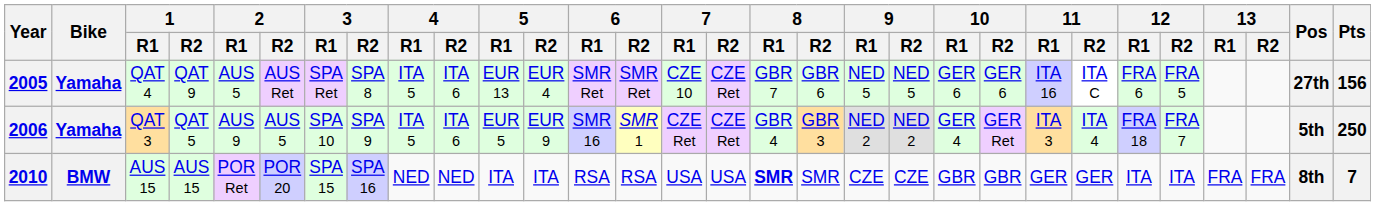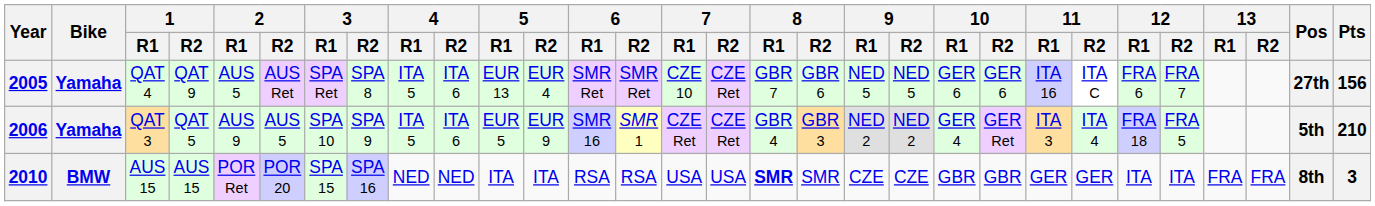(1182, 83) FRA 5 -> (1182, 83) FRA 7
(1182, 130) FRA 7 -> (1182, 130) FRA 5
(1352, 130) 250 -> (1352, 130) 210
(1352, 177) 7 -> (1352, 177) 3
